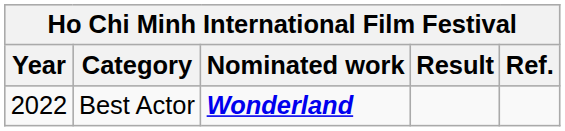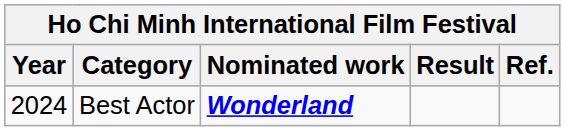(39, 105) 2022 -> (39, 105) 2024
